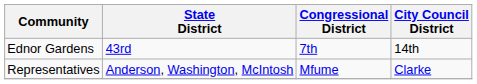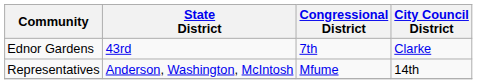(407, 48) 14th -> (413, 48) Clarke
(413, 69) Clarke -> (407, 69) 14th
